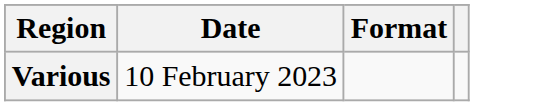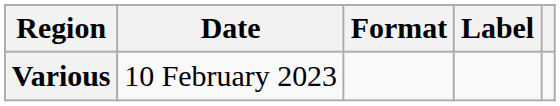+ column: (498, 28)
